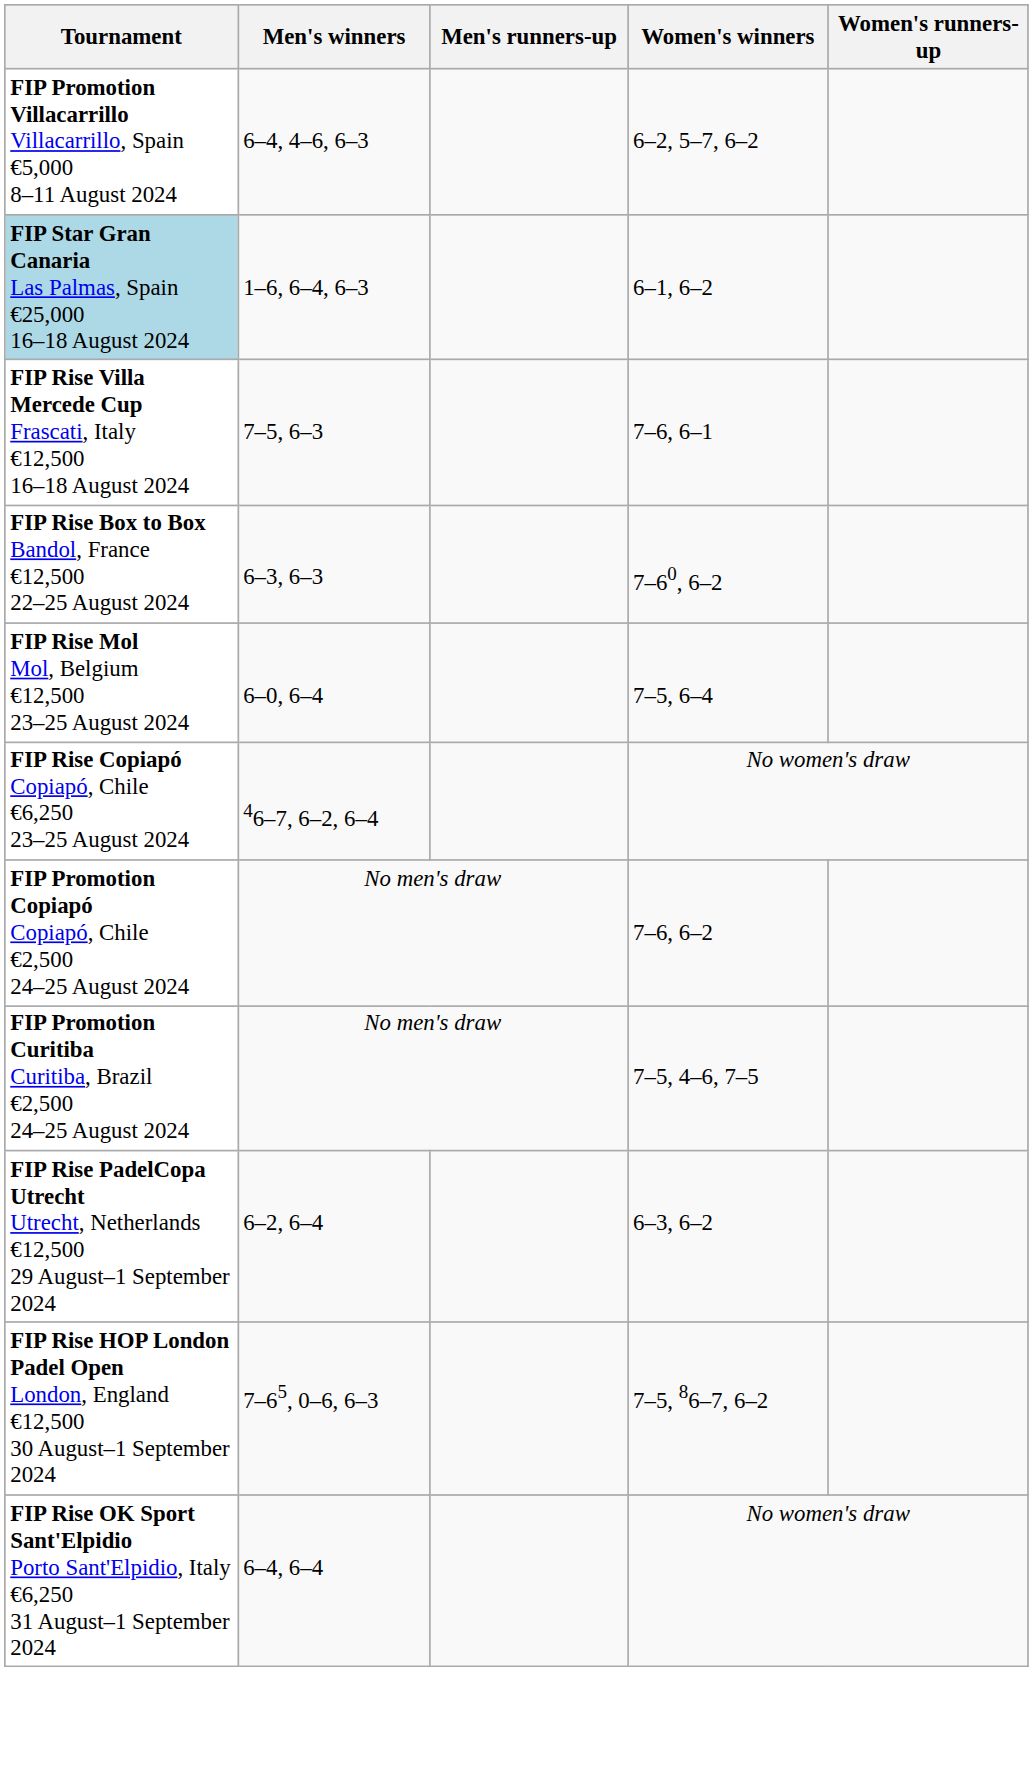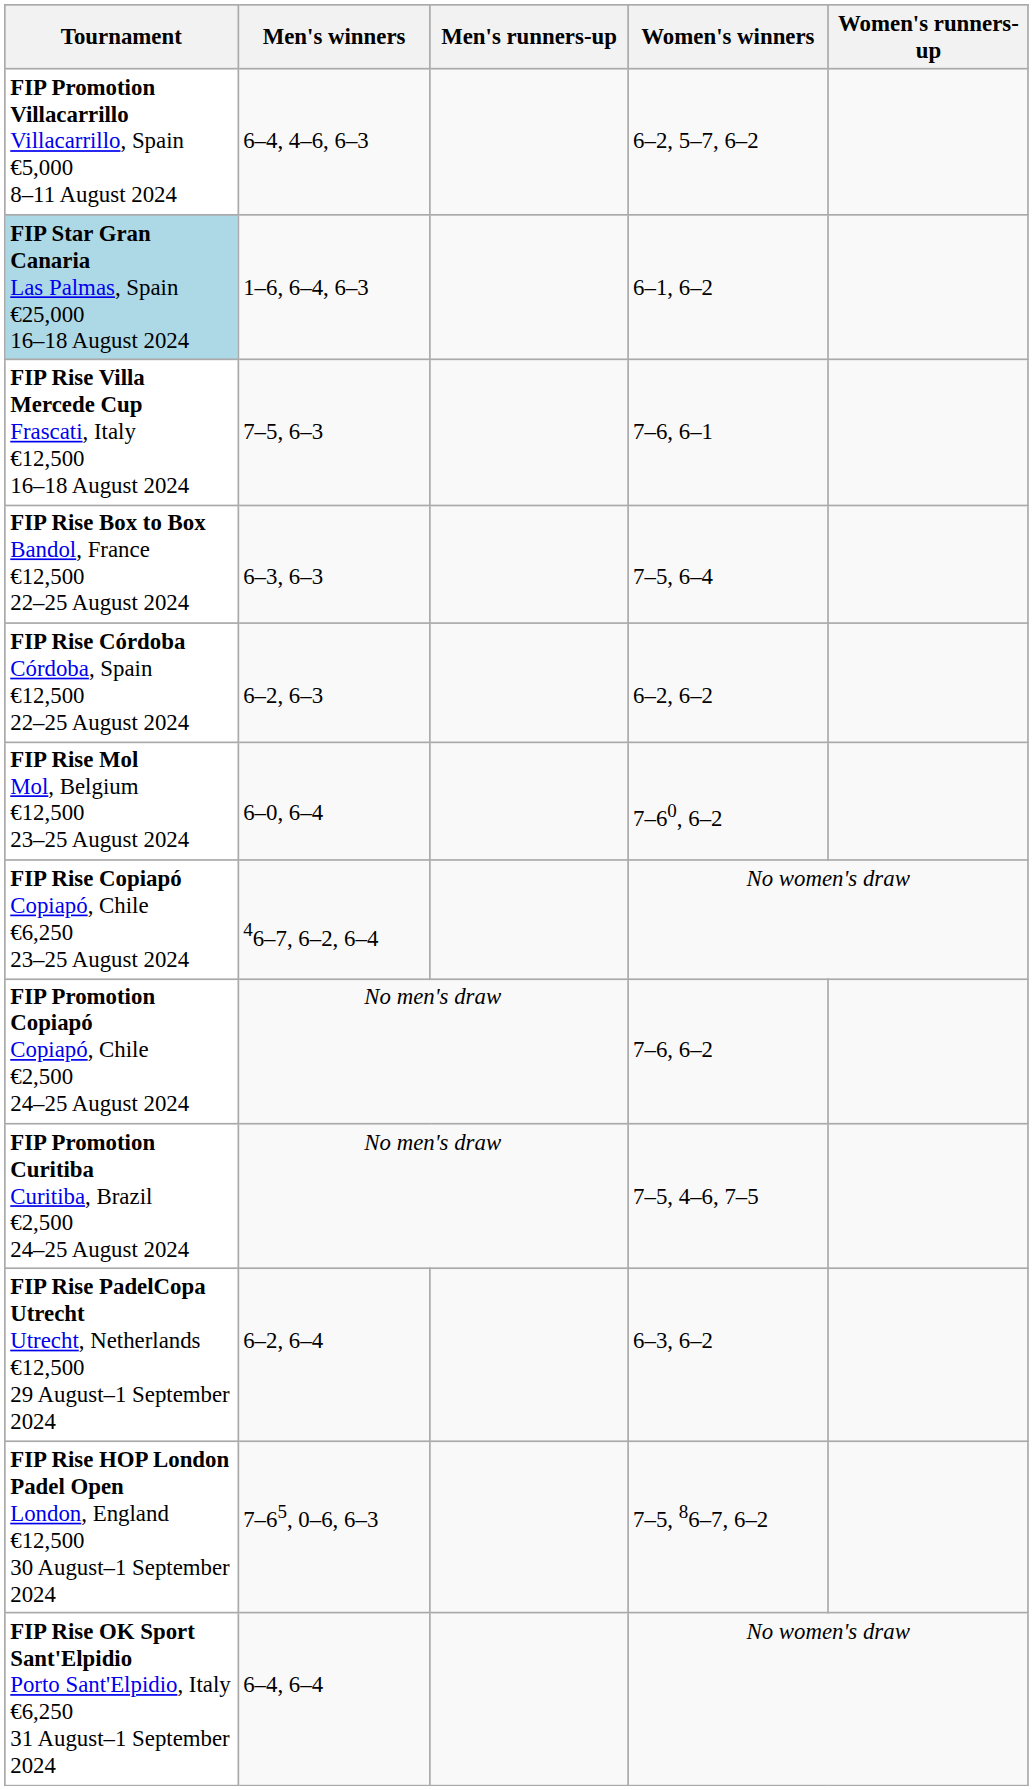(678, 579) 7–60, 6–2 -> (673, 576) 7–5, 6–4
+ row: (100, 681)
(673, 695) 7–5, 6–4 -> (678, 816) 7–60, 6–2
